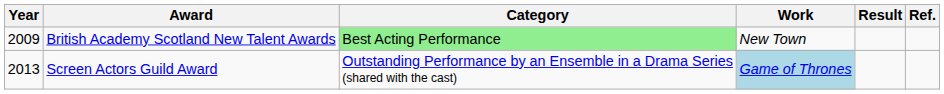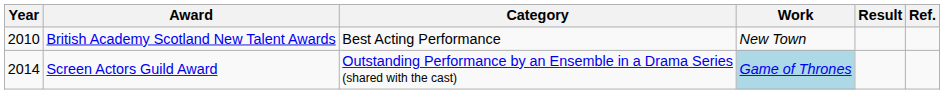(24, 38) 2009 -> (24, 38) 2010
(422, 38) lightgreen background -> (422, 38) no background
(24, 69) 2013 -> (24, 69) 2014
